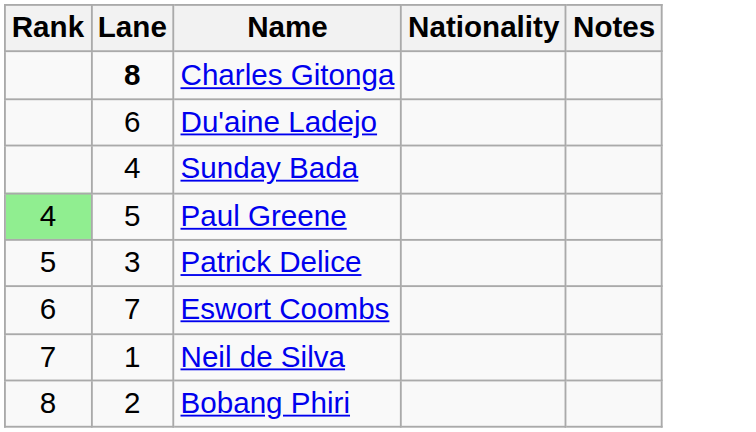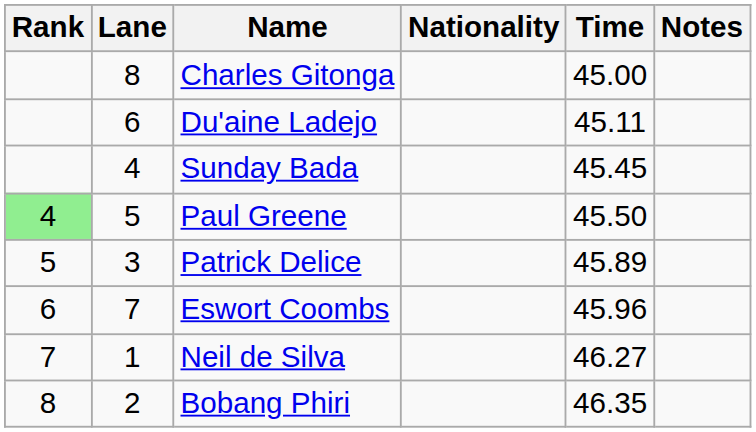+ column: (610, 27)
(132, 74) bold -> (132, 74) normal
